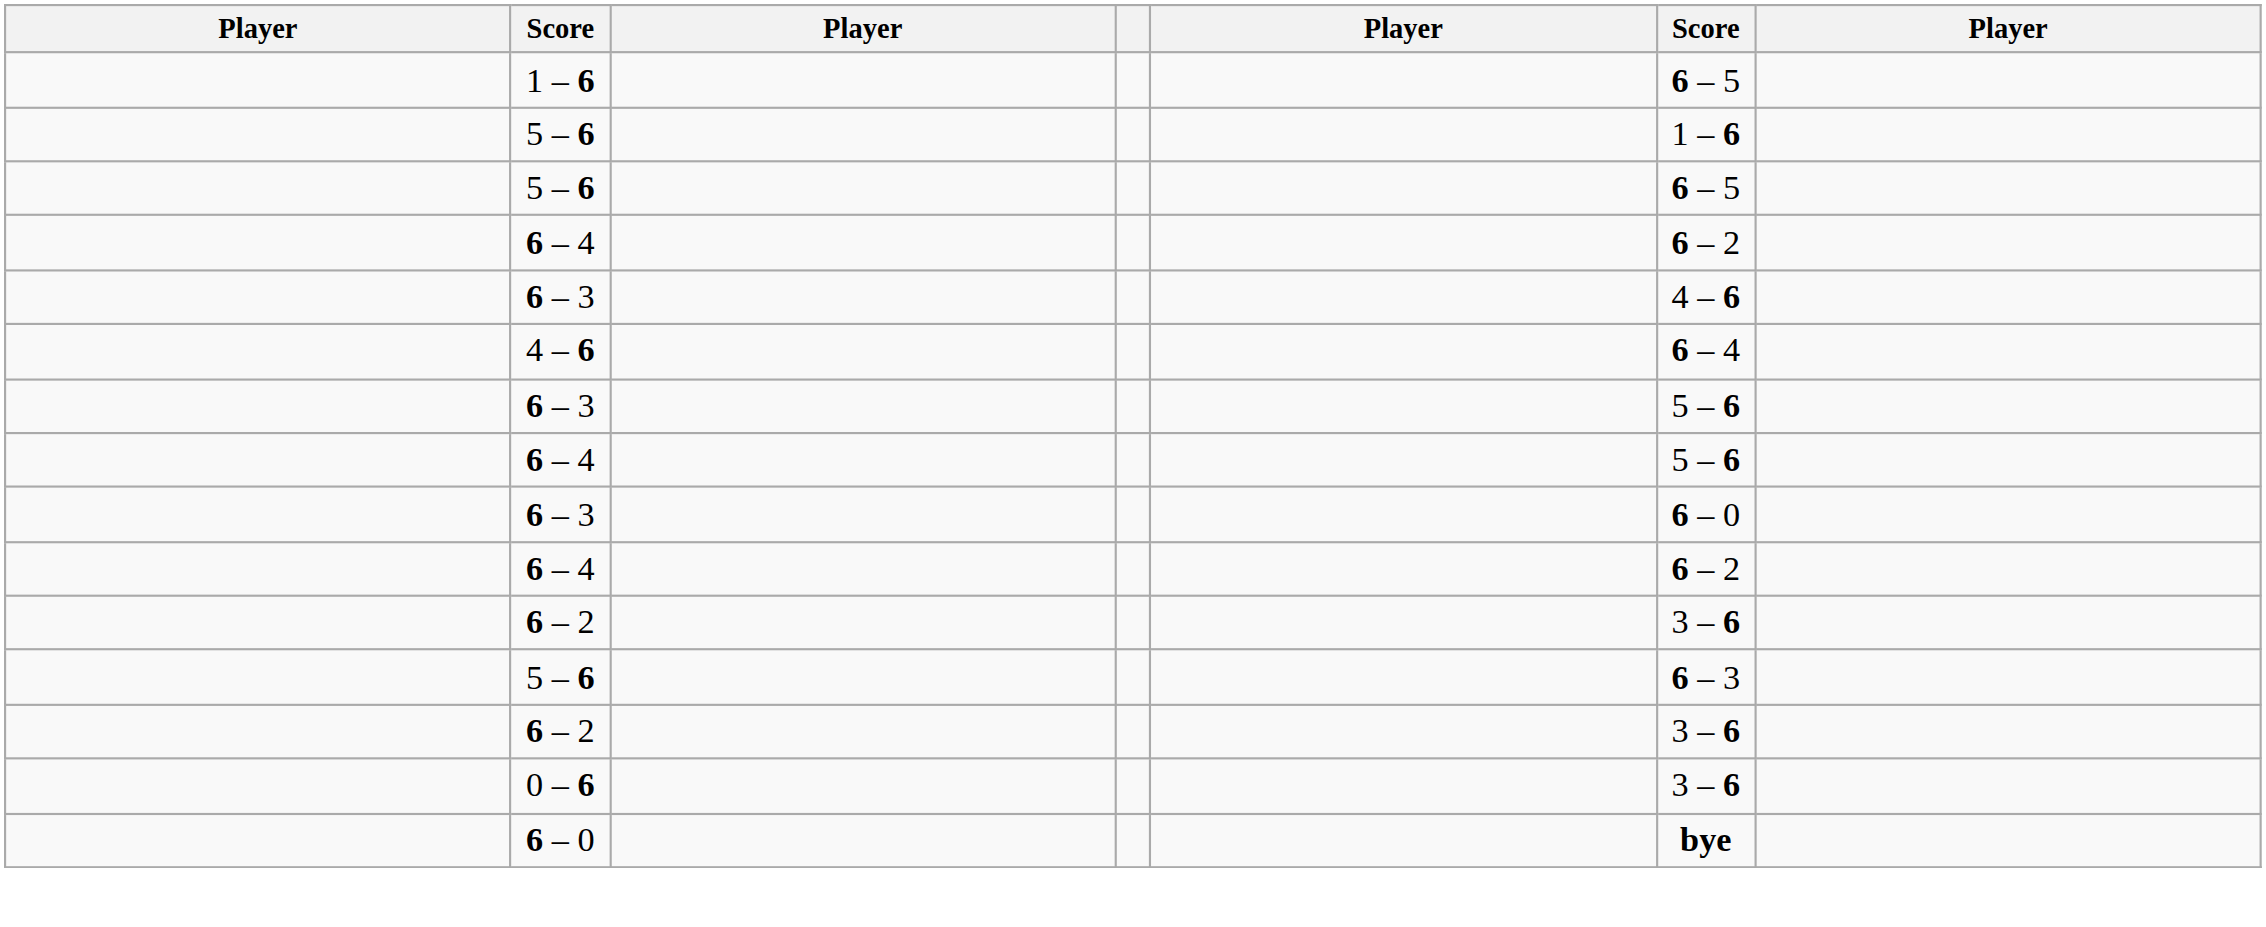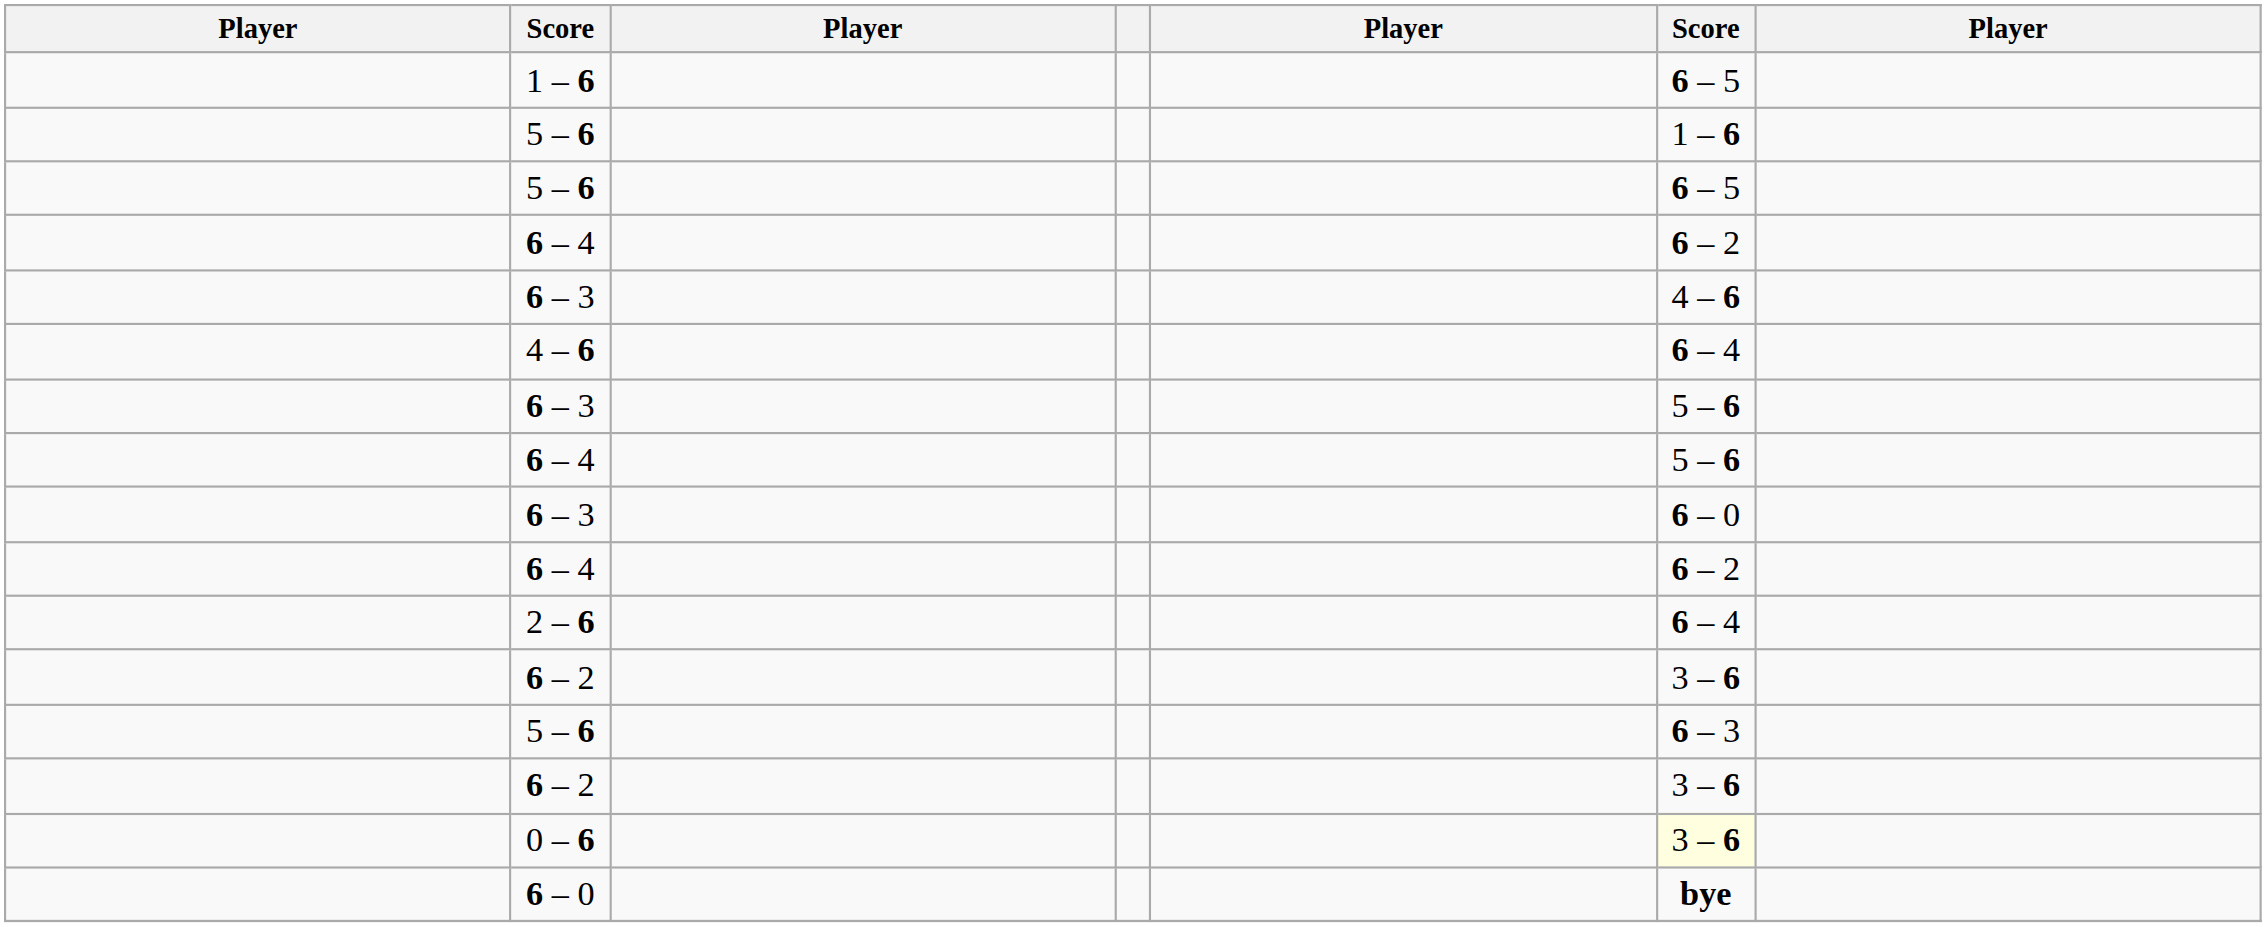+ row: (258, 623)
(1706, 785) no background -> (1706, 839) lightyellow background
